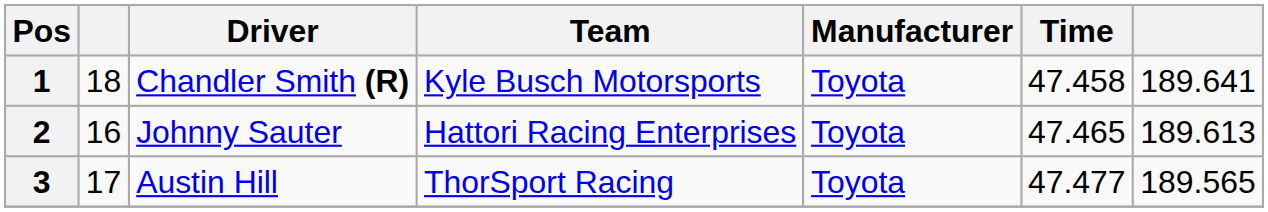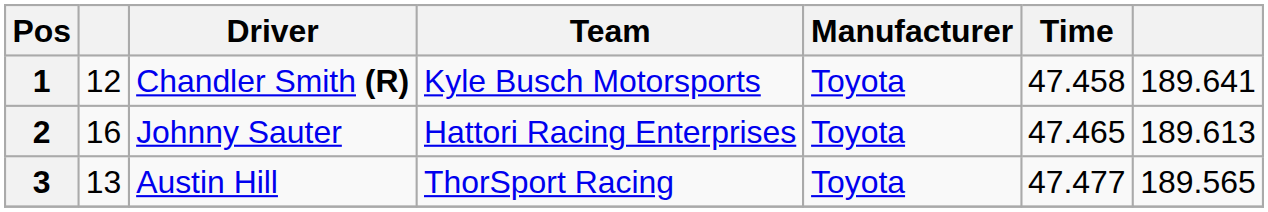(104, 81) 18 -> (104, 81) 12
(104, 182) 17 -> (104, 182) 13
